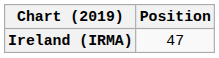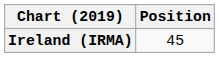(175, 41) 47 -> (175, 41) 45
